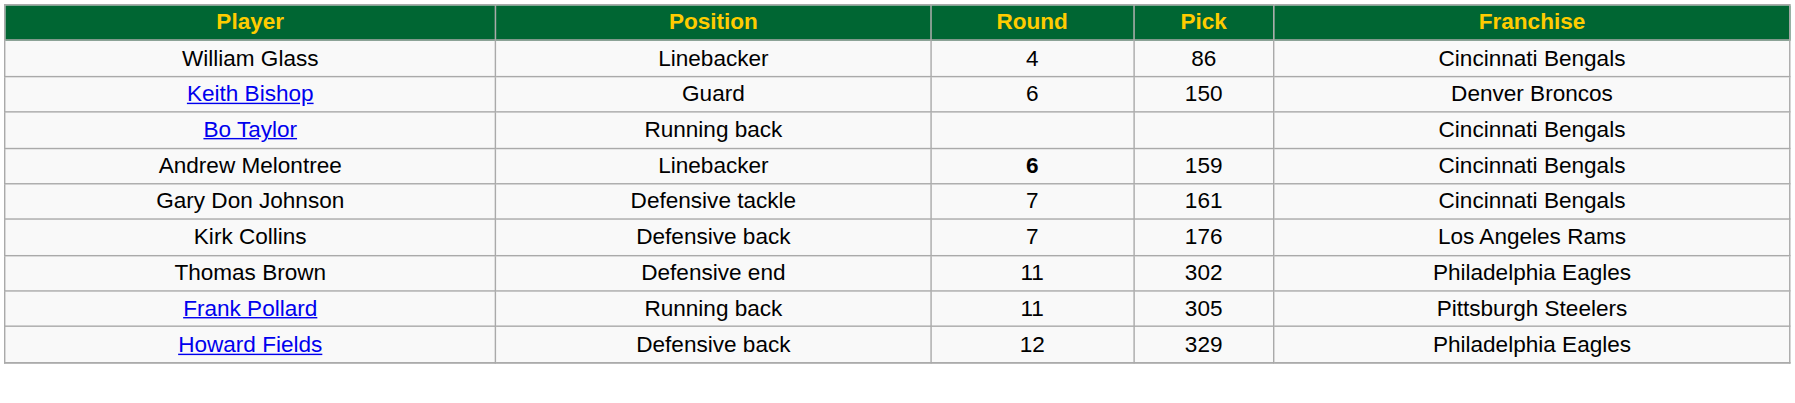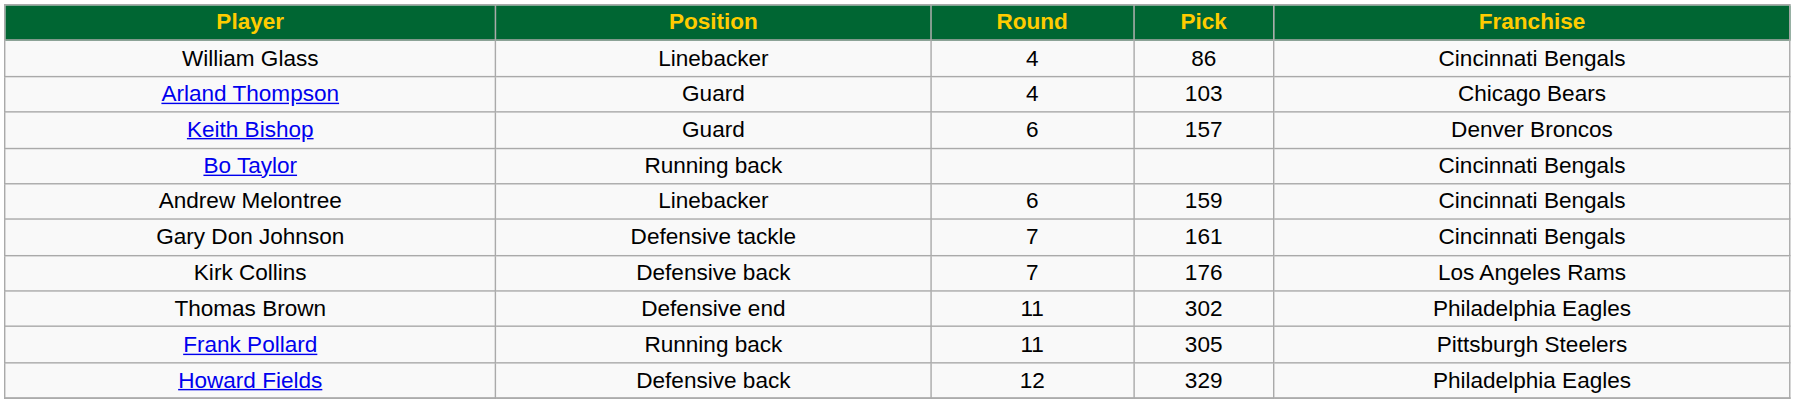+ row: (250, 93)
(1204, 93) 150 -> (1204, 129) 157
(1032, 165) bold -> (1032, 201) normal
